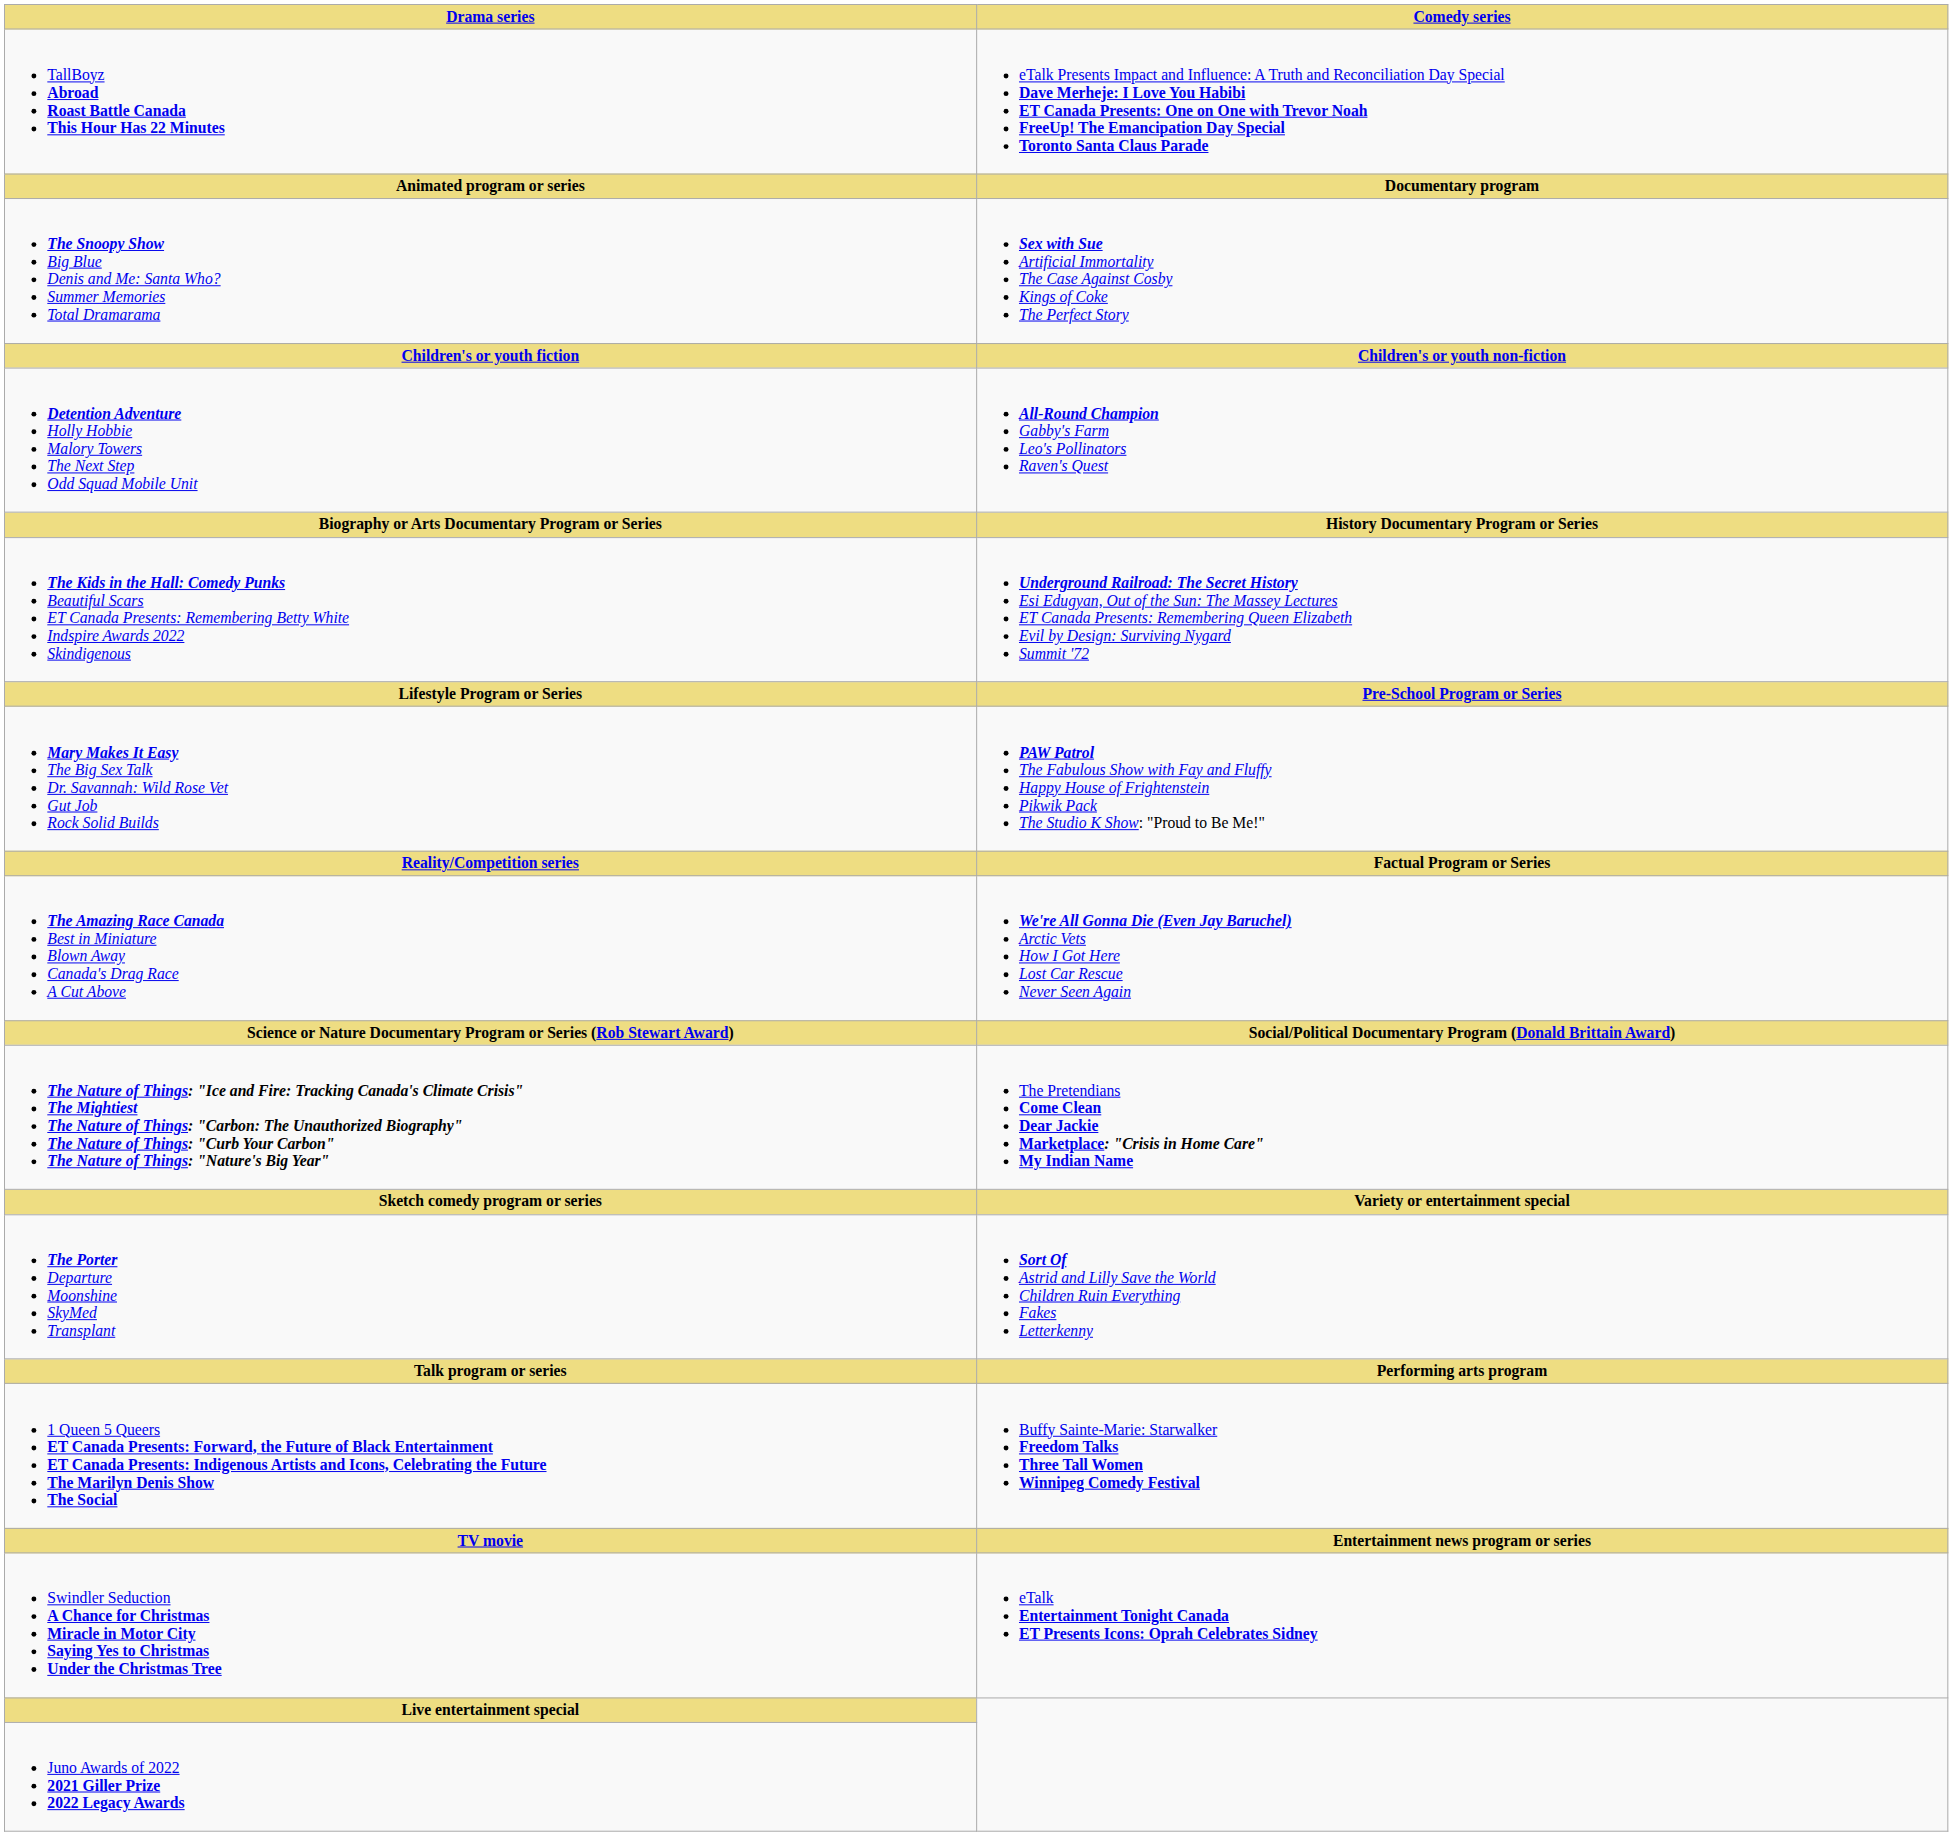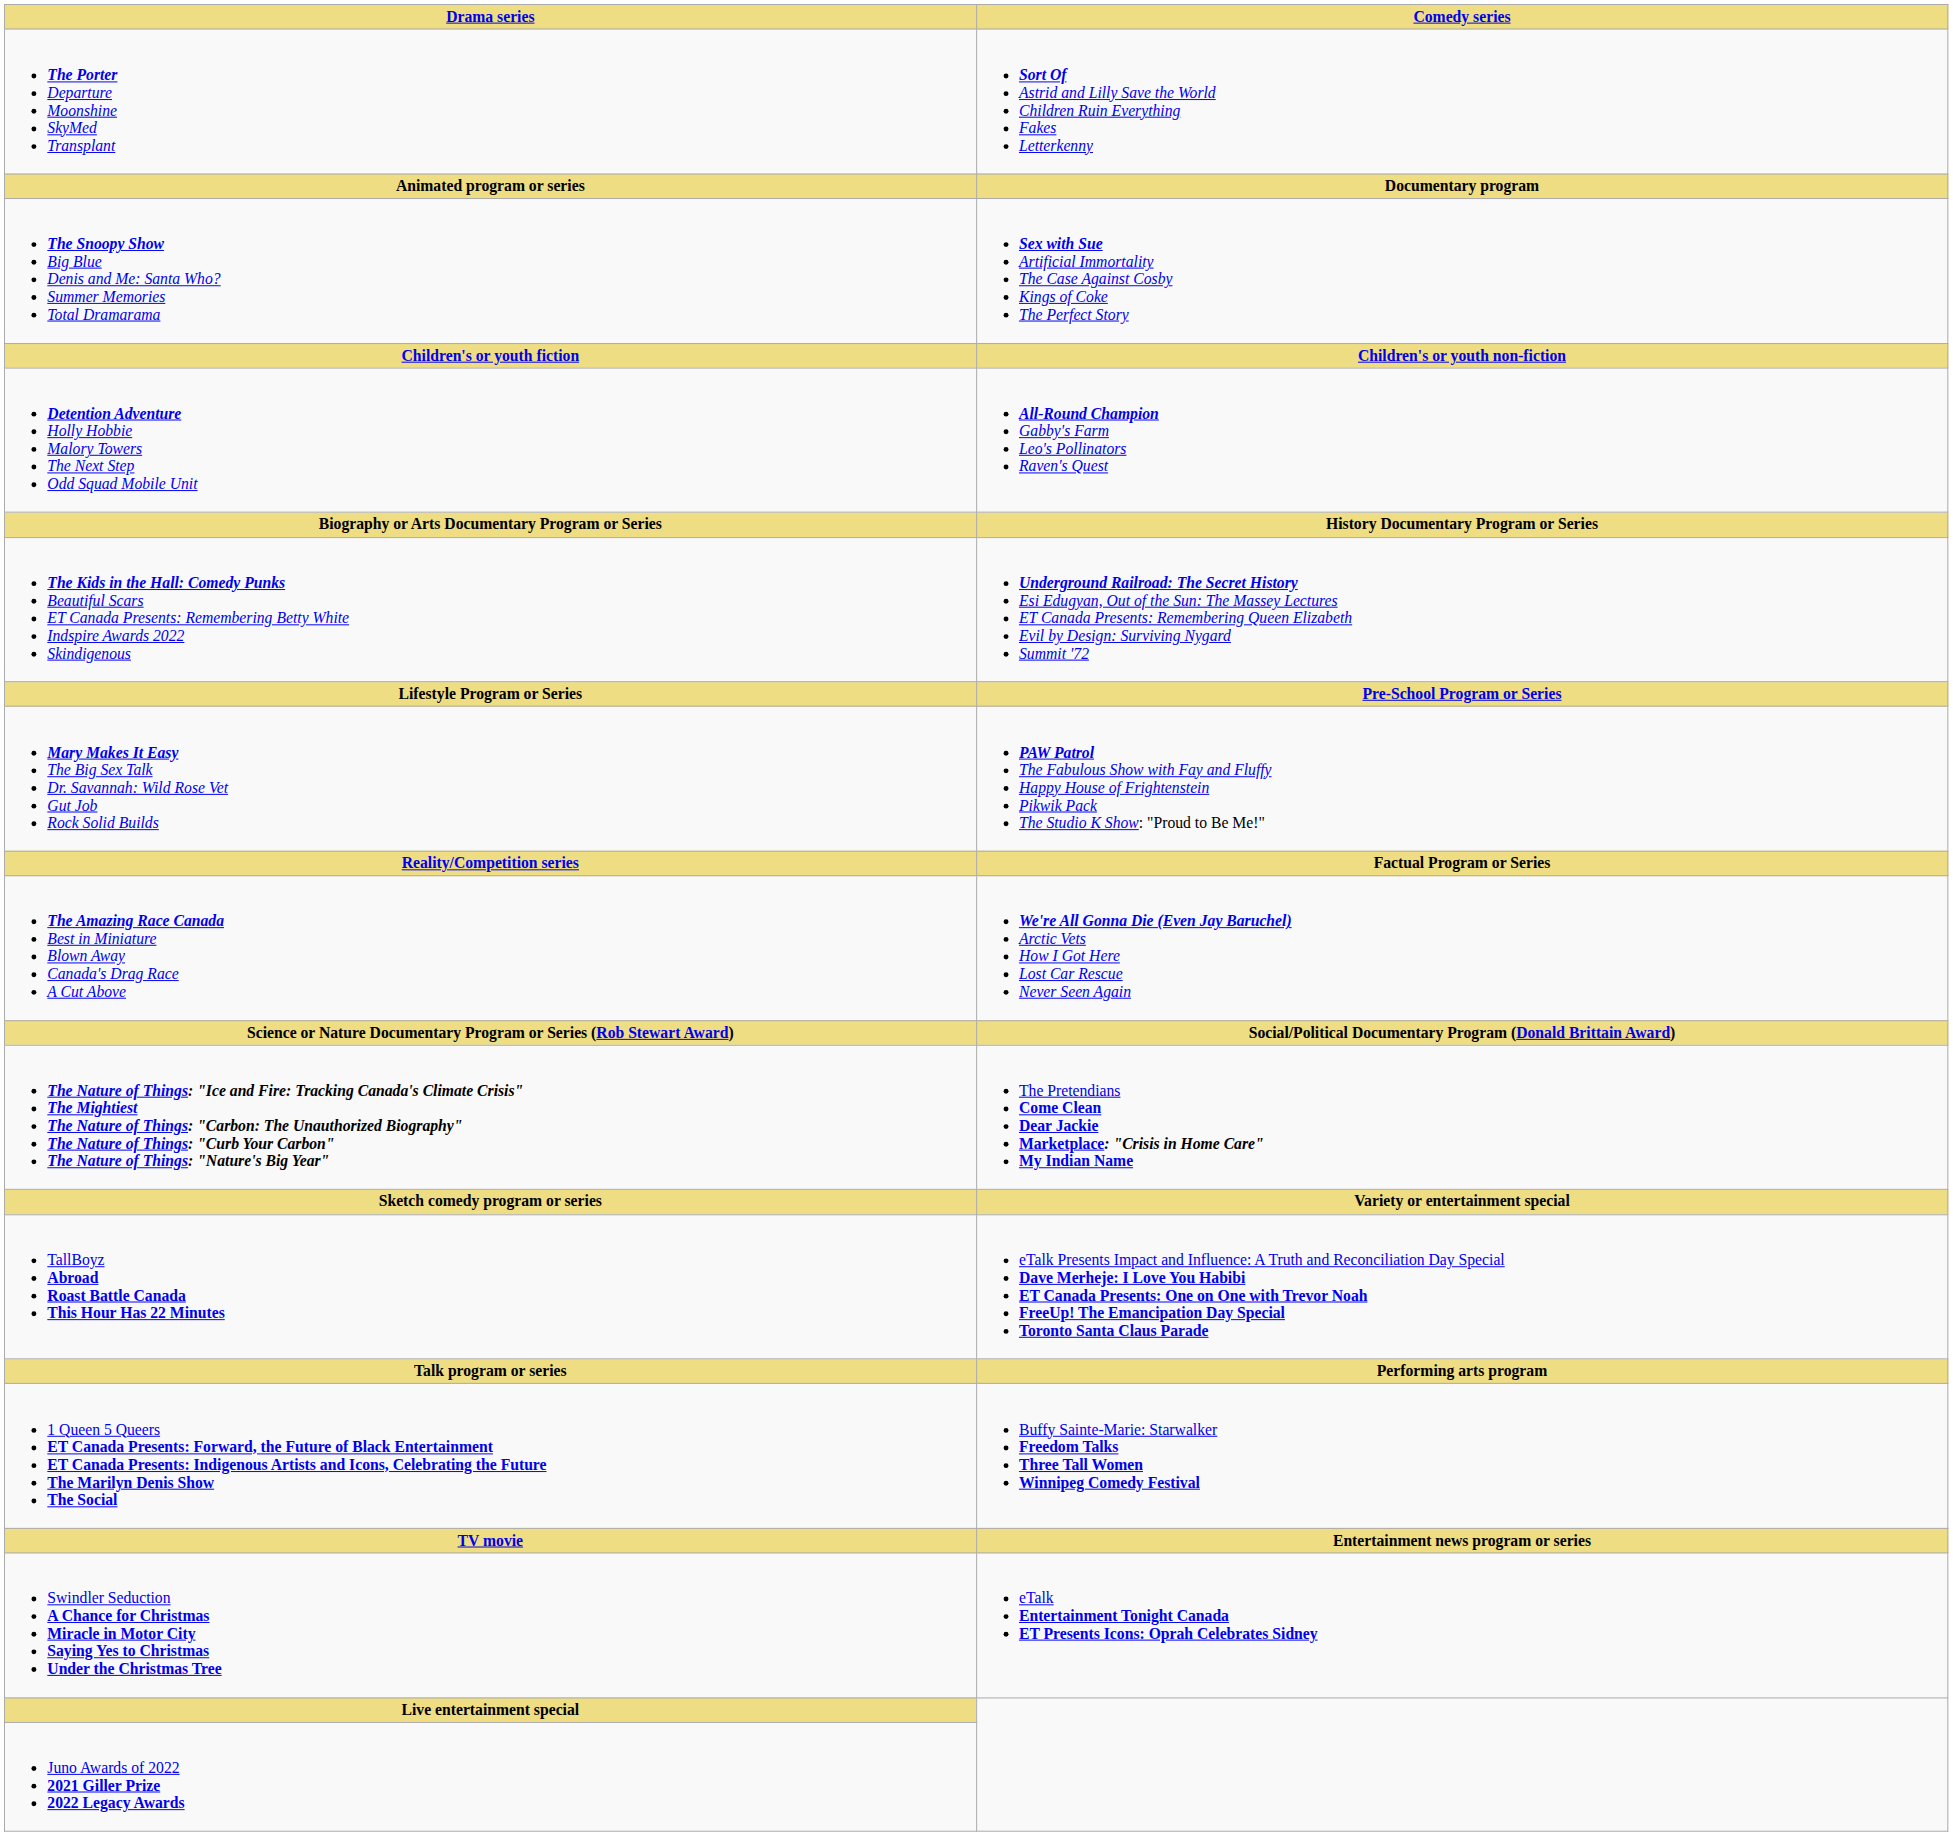rows swapped: (490, 1295) <-> (490, 102)
